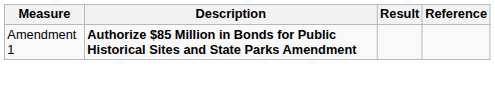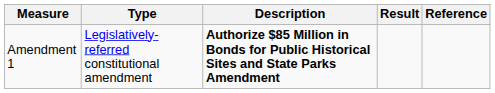+ column: (142, 14)
